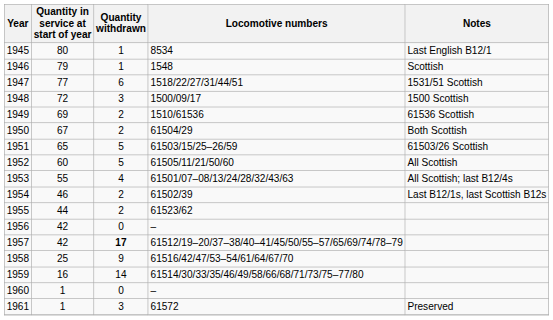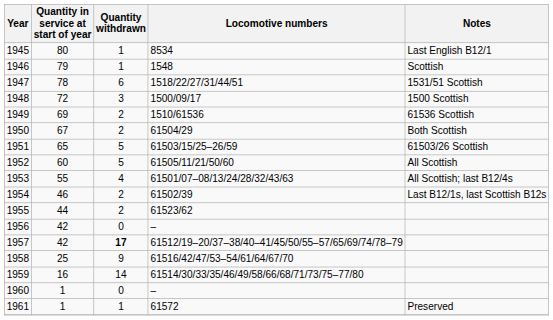(63, 83) 77 -> (63, 83) 78
(121, 306) 3 -> (121, 306) 1
